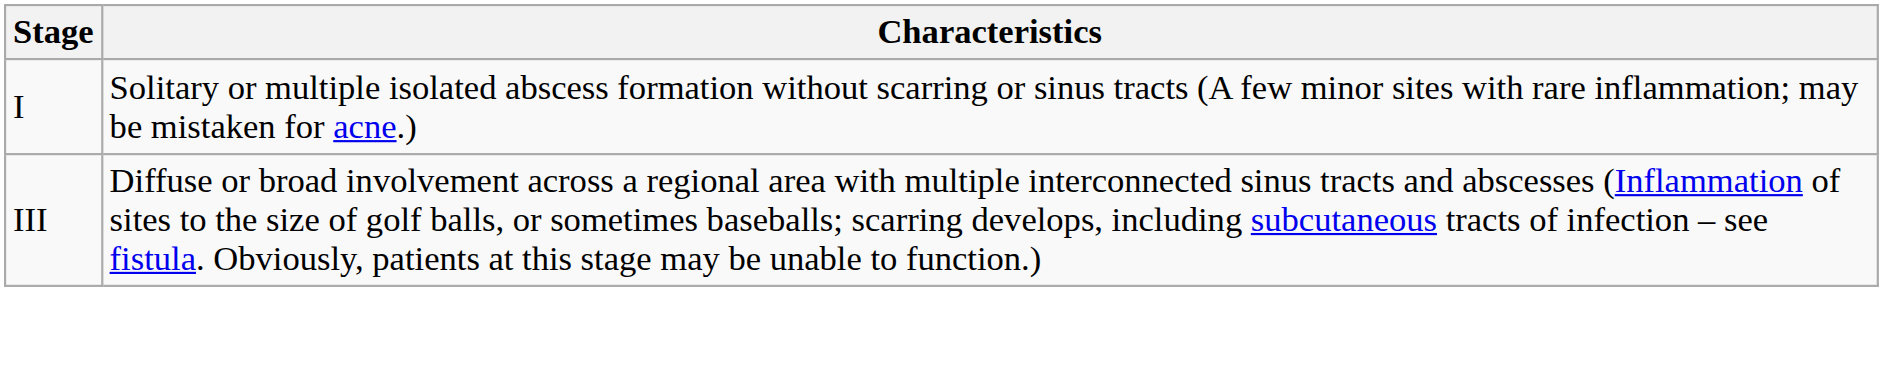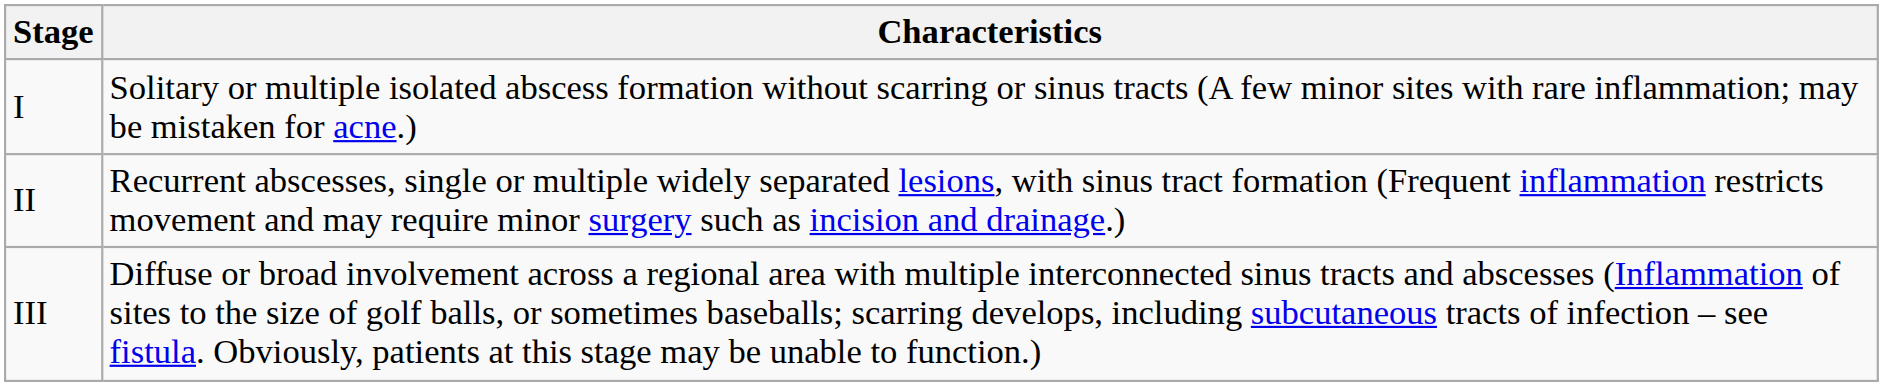+ row: (25, 199)
